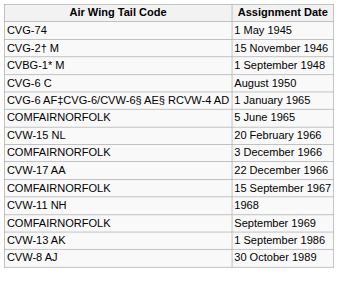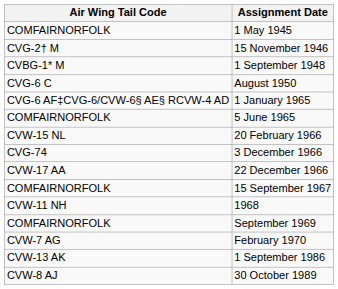(27, 30) CVG-74 -> (59, 30) COMFAIRNORFOLK
(59, 153) COMFAIRNORFOLK -> (27, 153) CVG-74
+ row: (270, 240)
